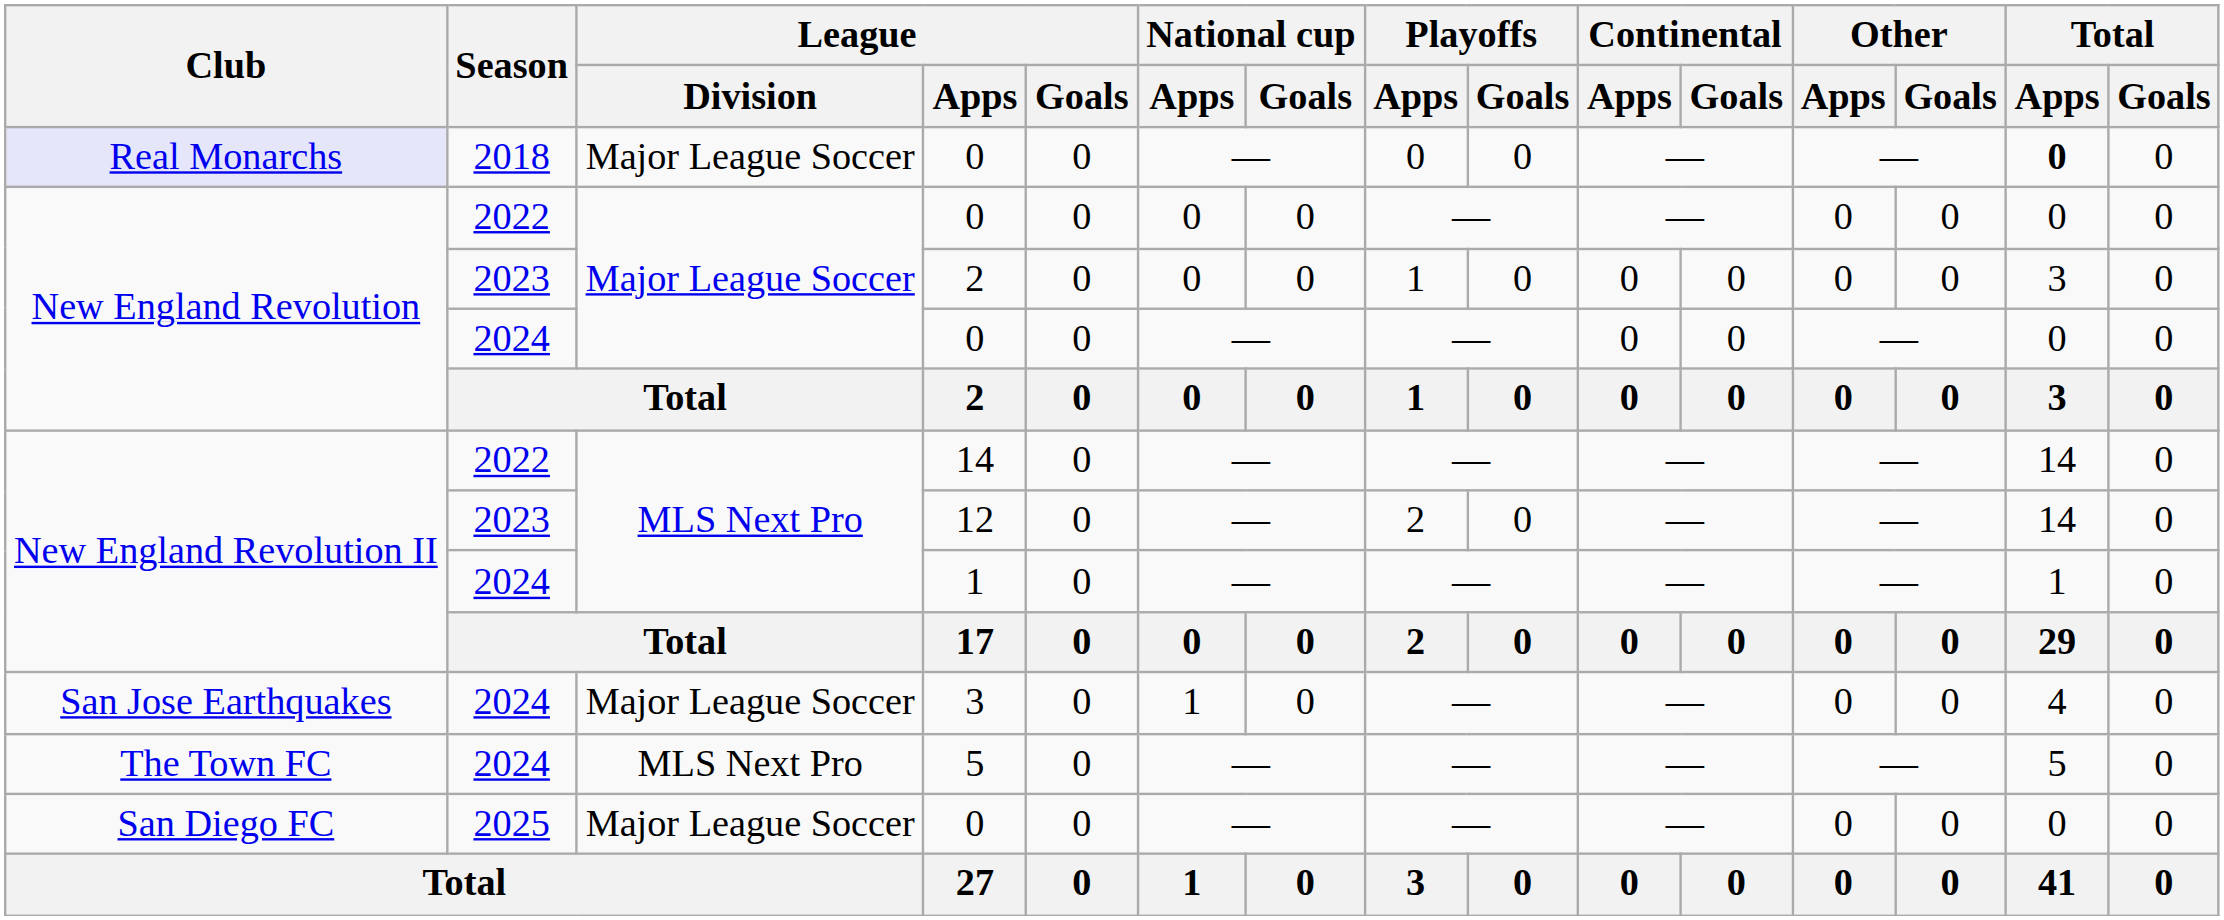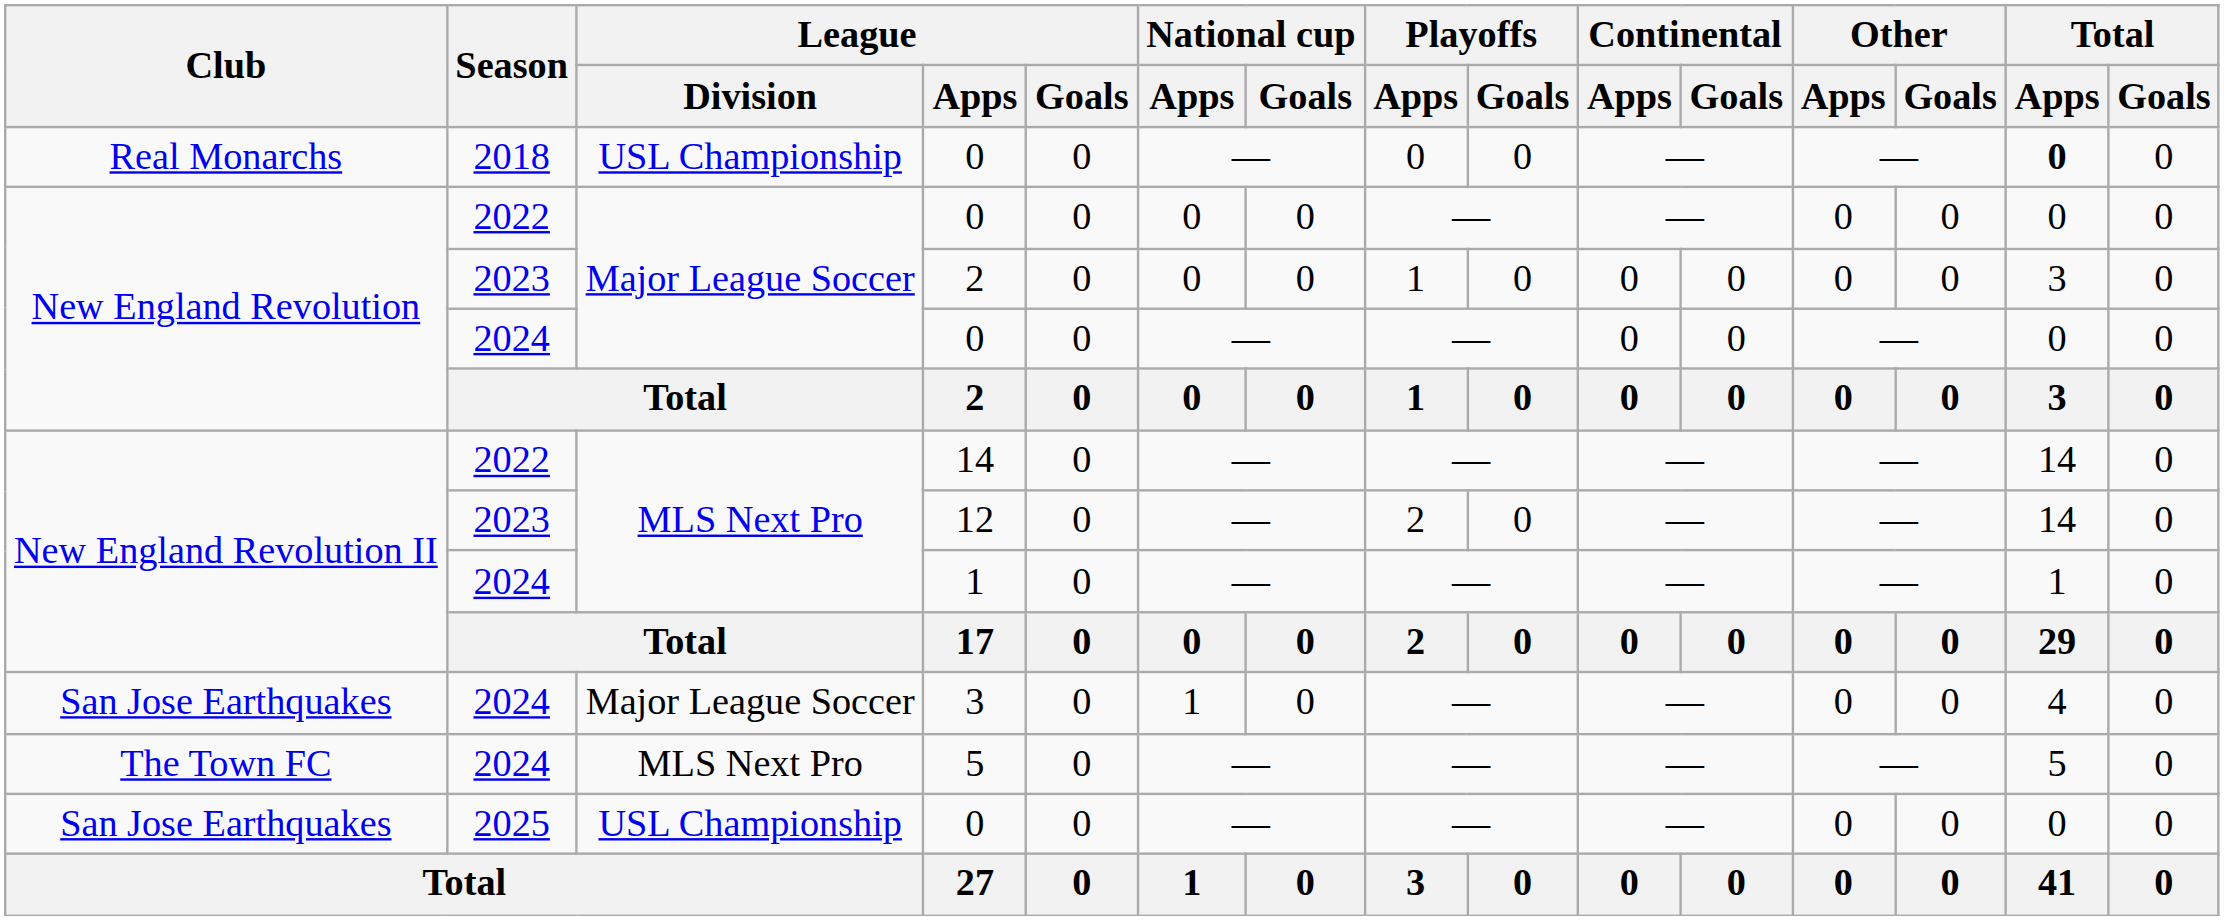(226, 156) lavender background -> (226, 156) no background
(750, 156) Major League Soccer -> (750, 156) USL Championship
(226, 823) San Diego FC -> (226, 823) San Jose Earthquakes
(750, 823) Major League Soccer -> (750, 823) USL Championship
